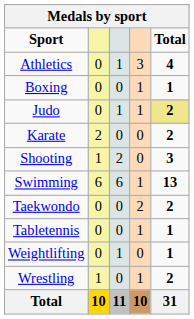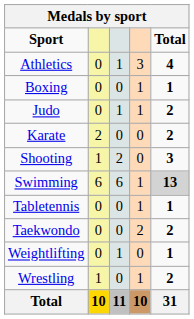(170, 111) khaki background -> (170, 111) no background
(170, 182) no background -> (170, 182) lightgrey background
rows swapped: (46, 206) <-> (46, 230)
